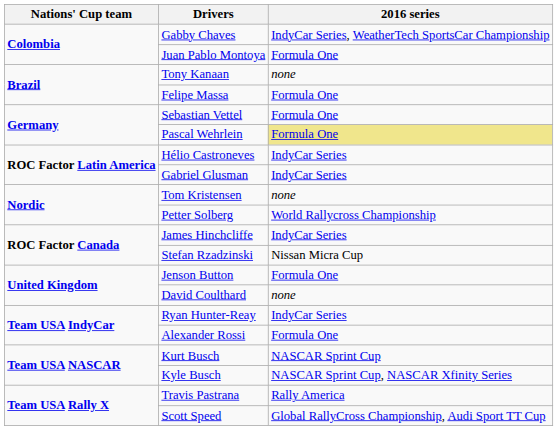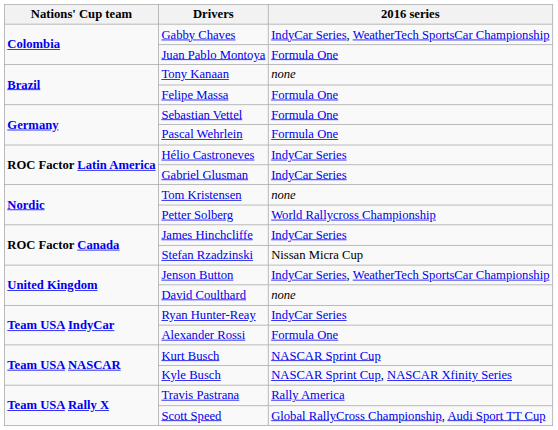(305, 134) khaki background -> (305, 134) no background
(305, 275) Formula One -> (410, 275) IndyCar Series, WeatherTech SportsCar Championship
